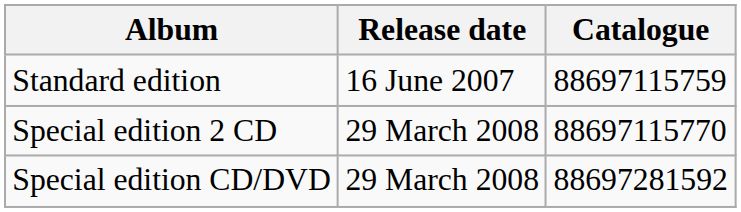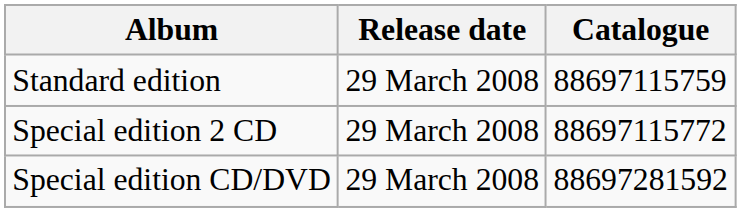(430, 79) 16 June 2007 -> (442, 79) 29 March 2008
(640, 130) 88697115770 -> (640, 130) 88697115772
